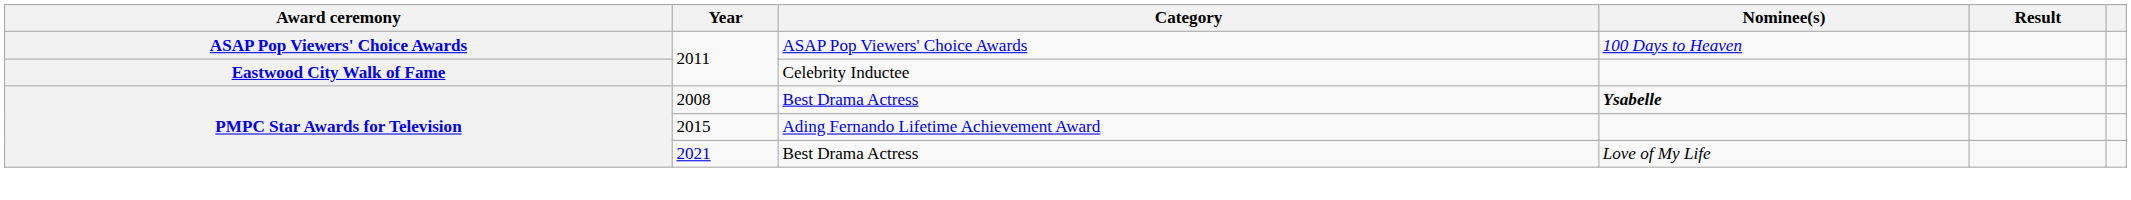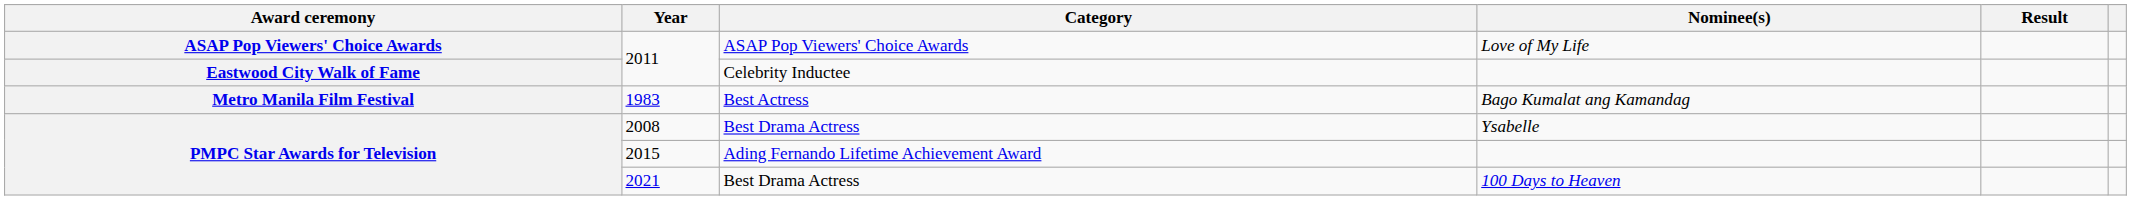(1672, 45) 100 Days to Heaven -> (1535, 45) Love of My Life
+ row: (643, 99)
(1632, 99) bold -> (1510, 126) normal
(1657, 153) Love of My Life -> (1551, 180) 100 Days to Heaven
